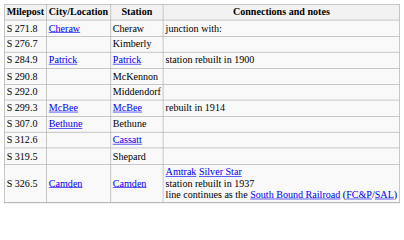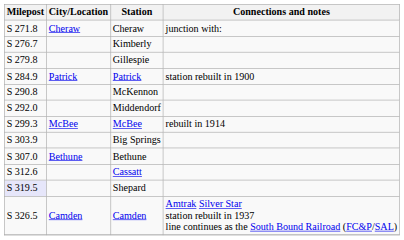+ row: (131, 60)
+ row: (137, 140)
(22, 156) no background -> (22, 188) lavender background
